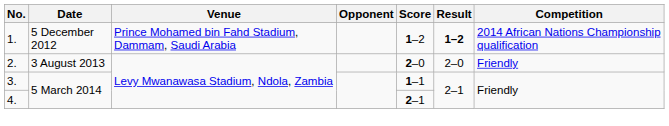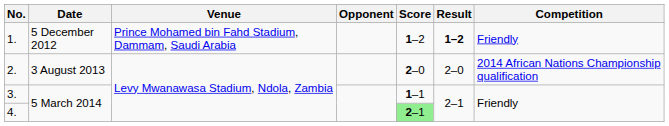(569, 38) 2014 African Nations Championship qualification -> (498, 38) Friendly
(498, 63) Friendly -> (569, 70) 2014 African Nations Championship qualification
(415, 100) no background -> (415, 113) lightgreen background
